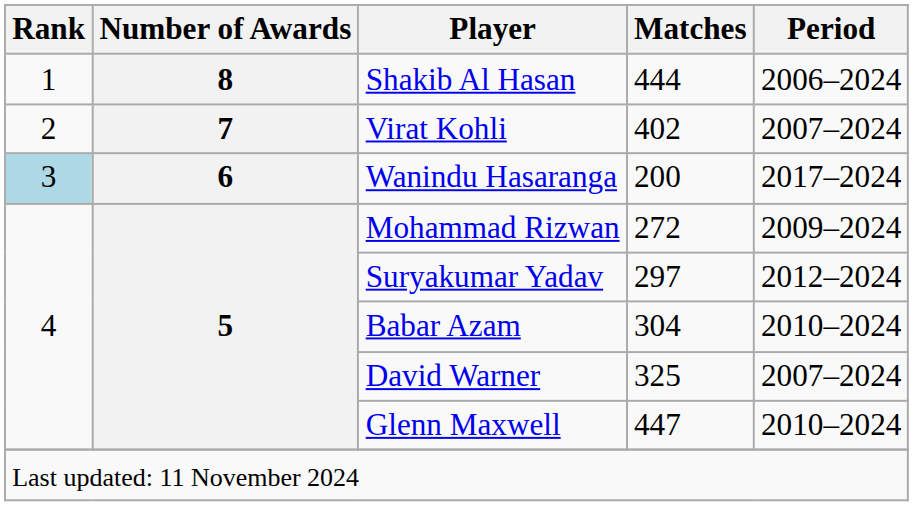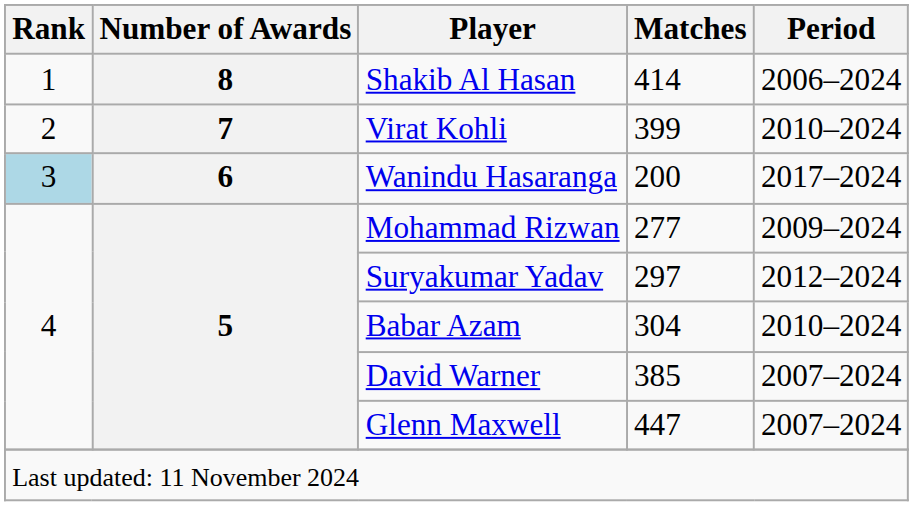(657, 78) 444 -> (657, 78) 414
(657, 128) 402 -> (657, 128) 399
(831, 128) 2007–2024 -> (831, 128) 2010–2024
(657, 227) 272 -> (657, 227) 277
(657, 375) 325 -> (657, 375) 385
(831, 425) 2010–2024 -> (831, 425) 2007–2024
